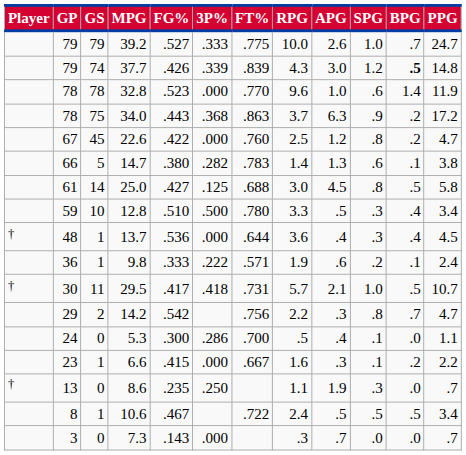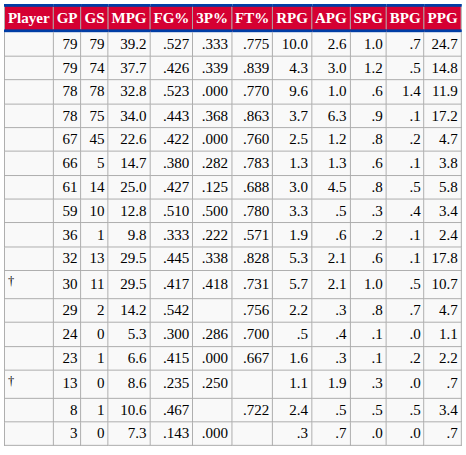(415, 67) bold -> (415, 67) normal
(415, 115) .2 -> (415, 115) .1
(299, 163) 1.4 -> (299, 163) 1.3
- row: (70, 236)
+ row: (70, 258)
